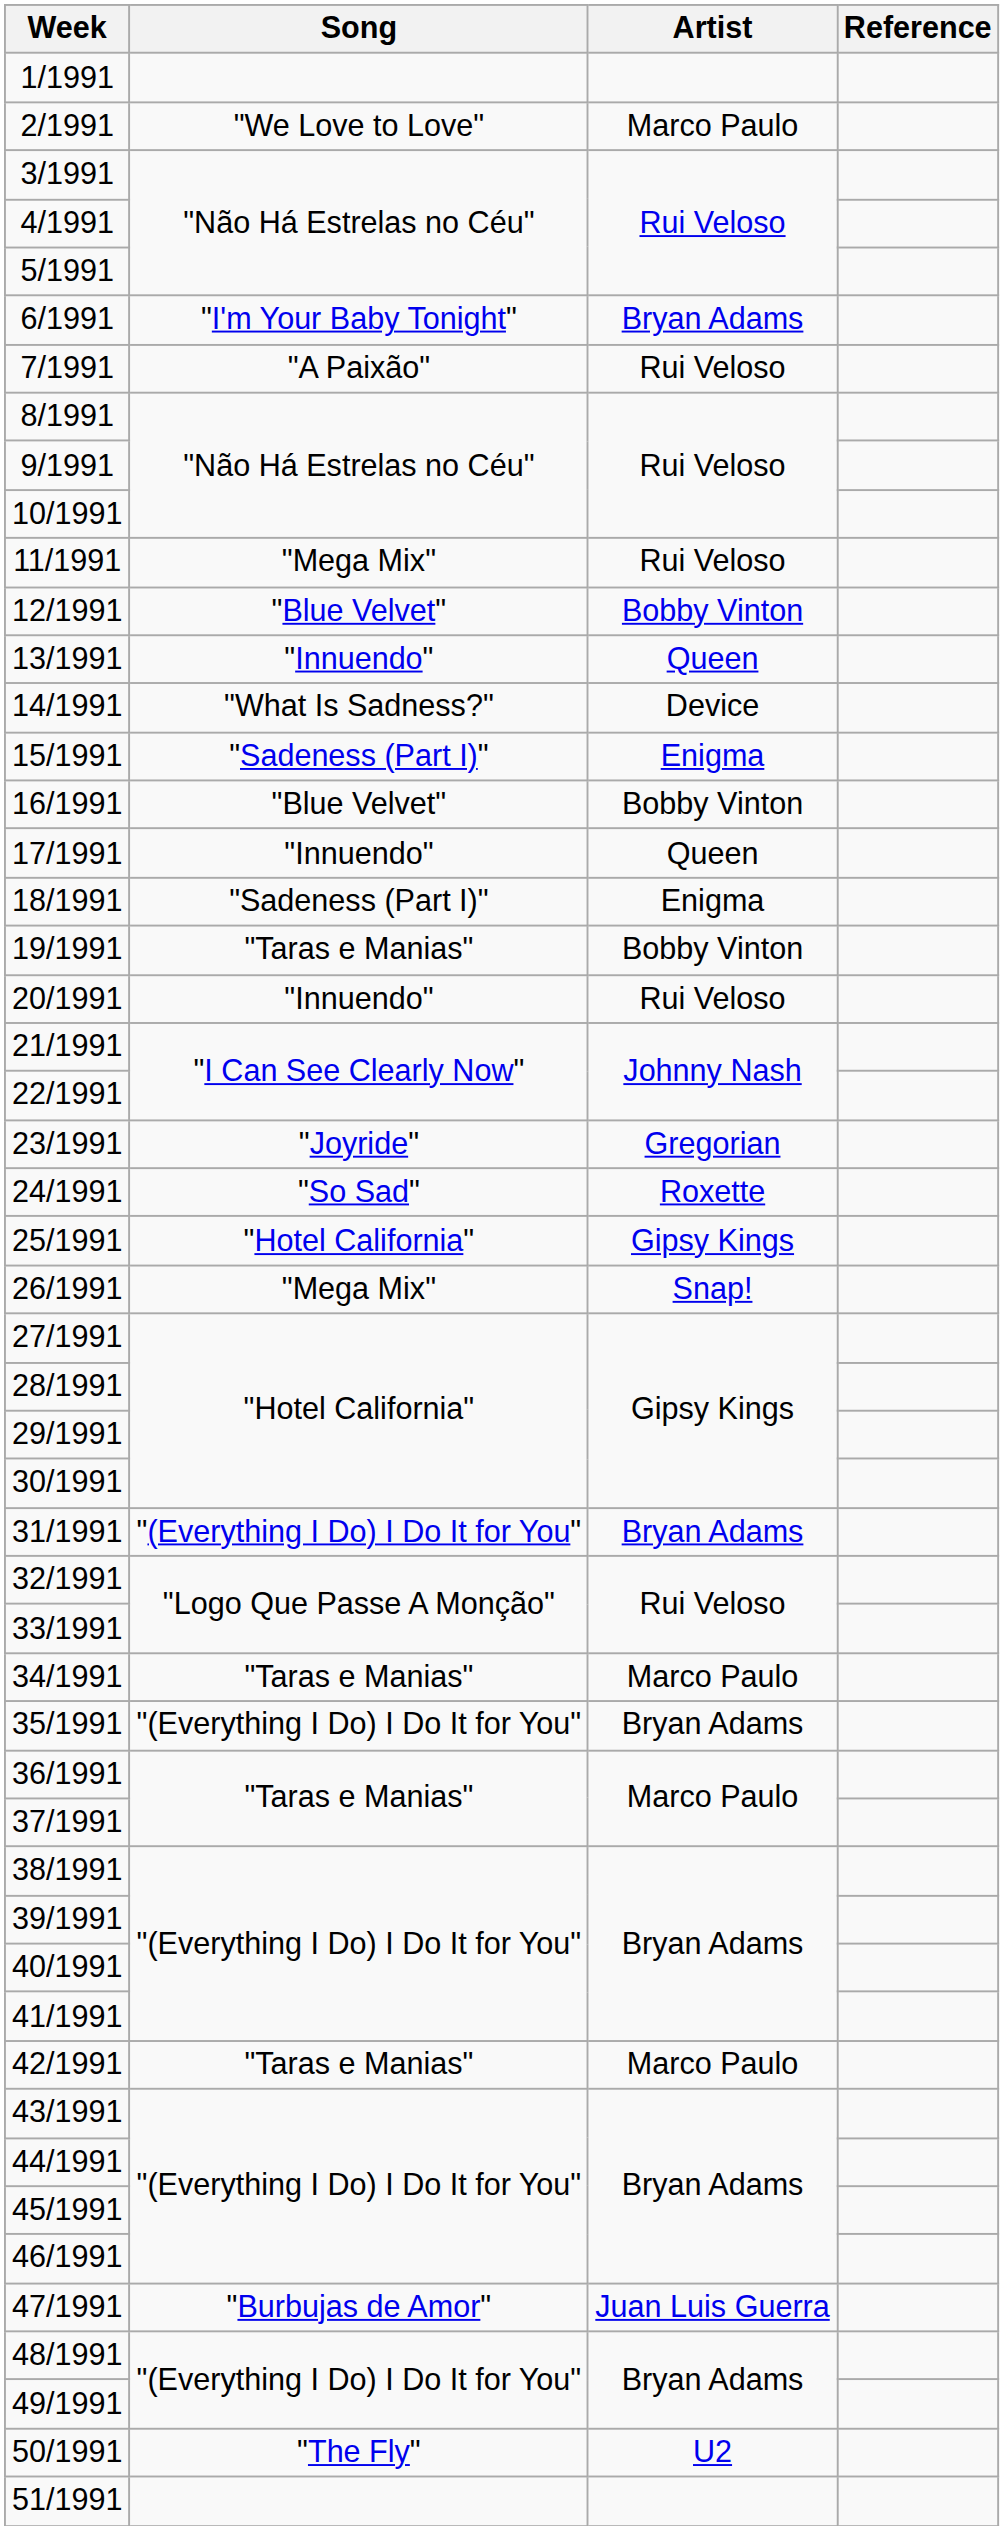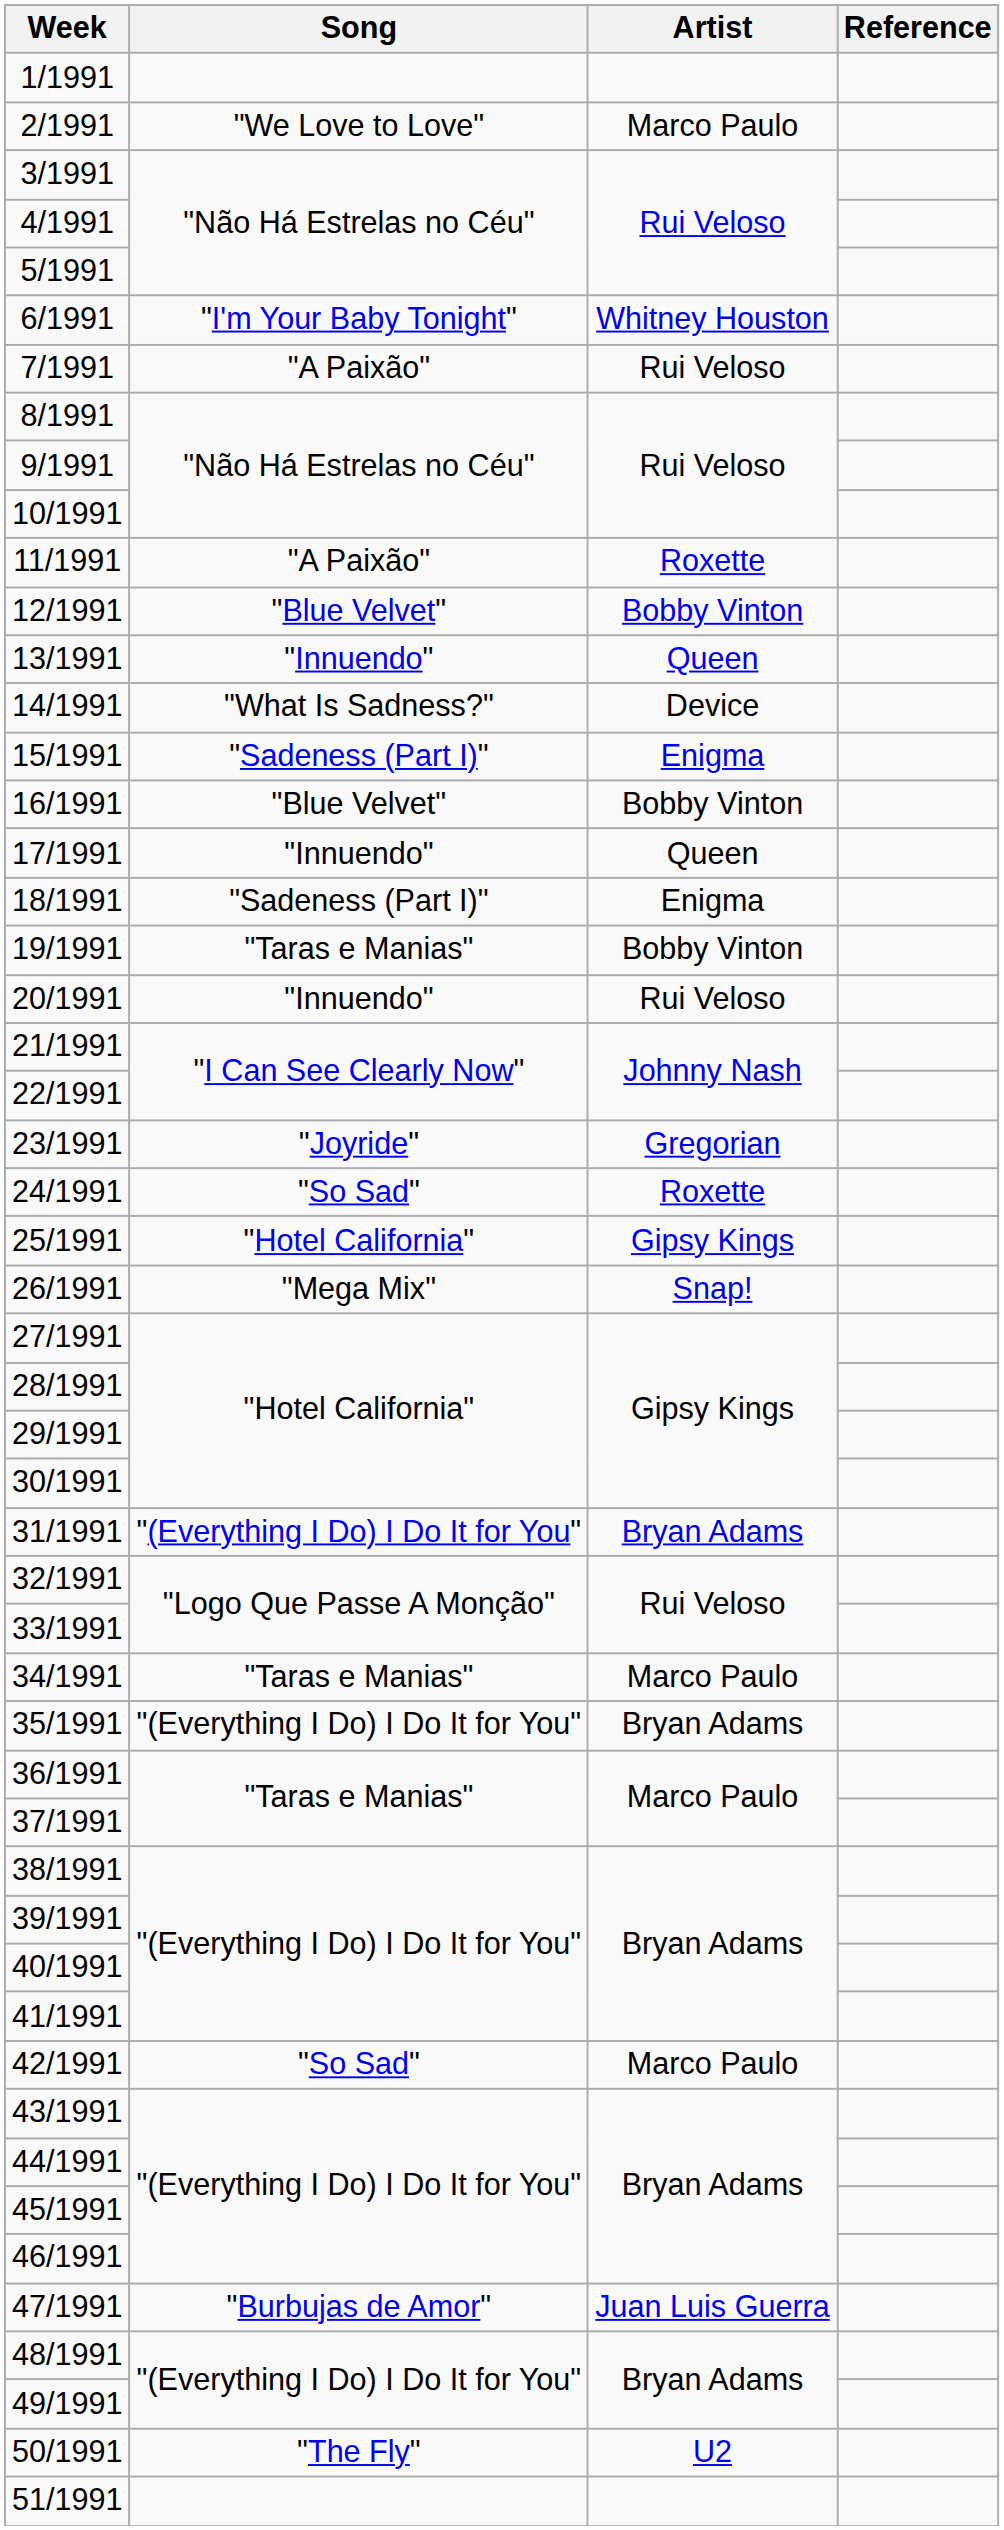(713, 319) Bryan Adams -> (713, 319) Whitney Houston
(359, 561) "Mega Mix" -> (359, 561) "A Paixão"
(713, 561) Rui Veloso -> (713, 561) Roxette
(359, 2064) "Taras e Manias" -> (359, 2064) "So Sad"
